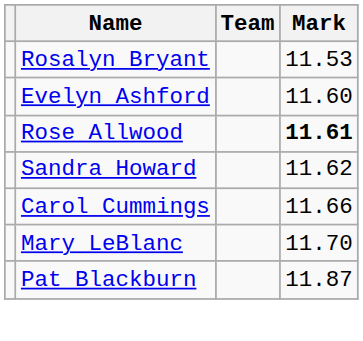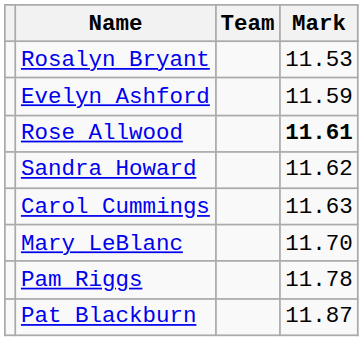(319, 97) 11.60 -> (319, 97) 11.59
(319, 206) 11.66 -> (319, 206) 11.63
+ row: (82, 280)
